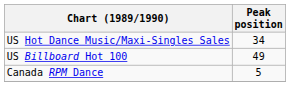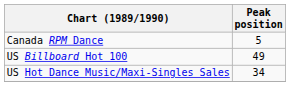rows swapped: (55, 73) <-> (118, 40)
